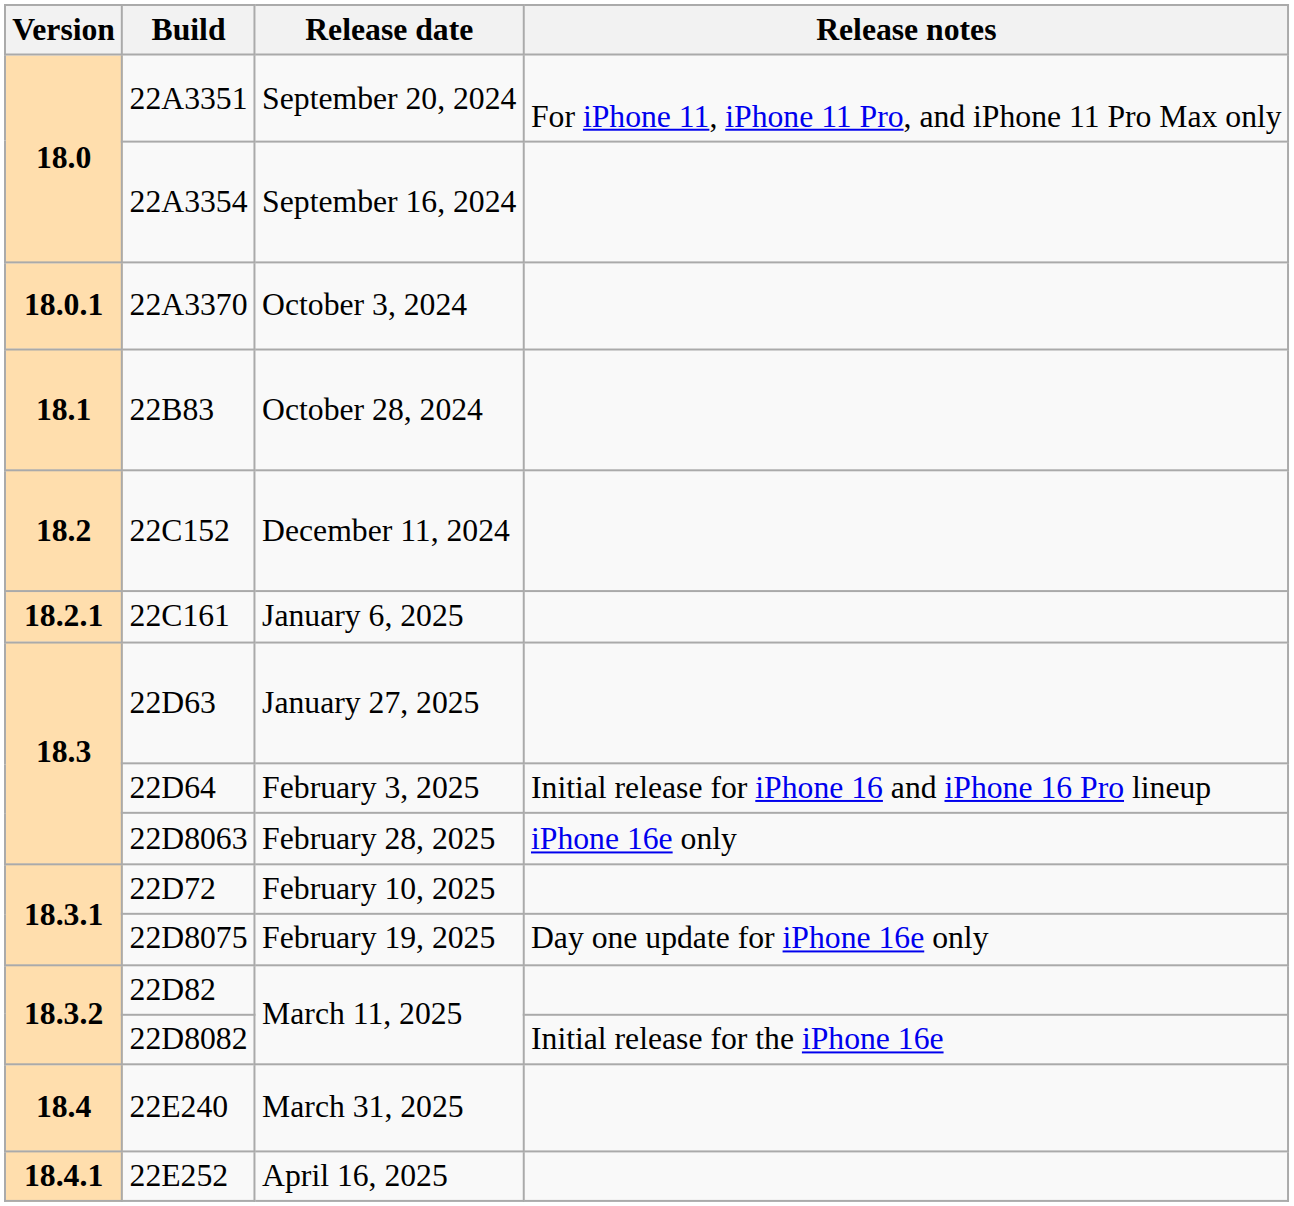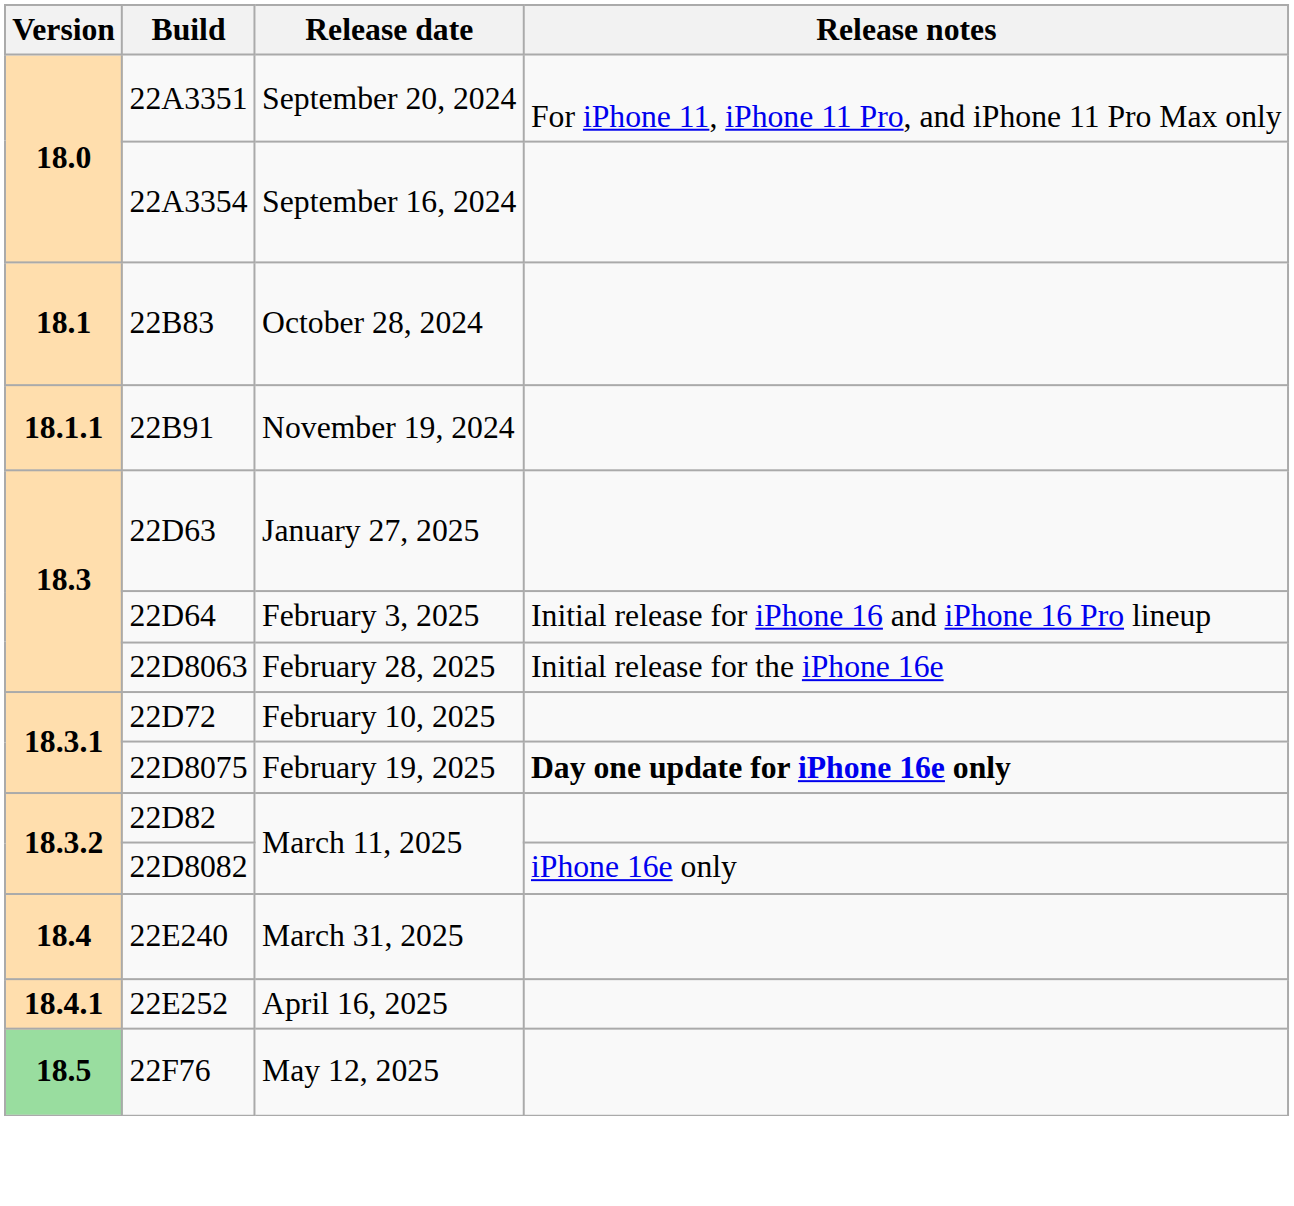- row: (189, 305)
+ row: (172, 426)
- row: (180, 530)
- row: (180, 616)
(634, 838) iPhone 16e only -> (737, 666) Initial release for the iPhone 16e
(760, 938) normal -> (771, 766) bold
(737, 1039) Initial release for the iPhone 16e -> (634, 867) iPhone 16e only
+ row: (170, 1071)
